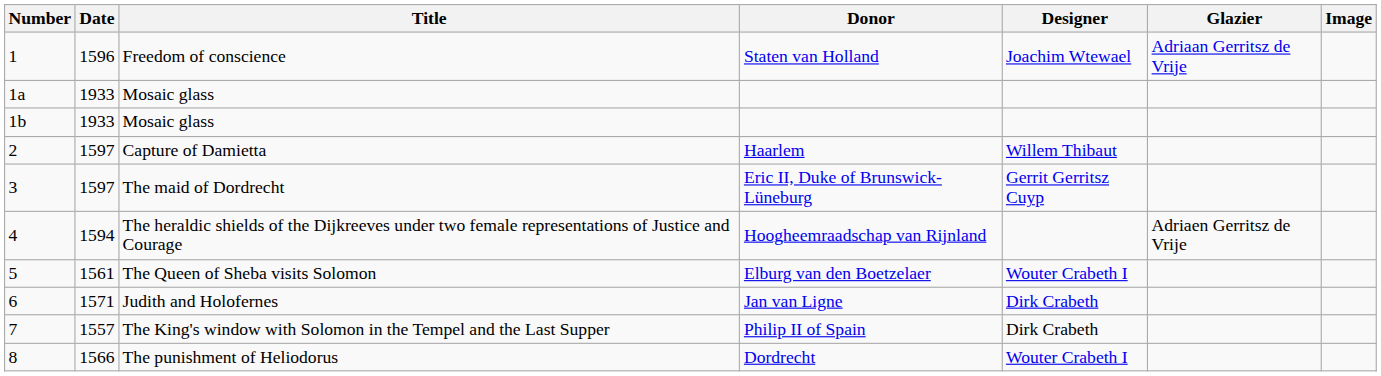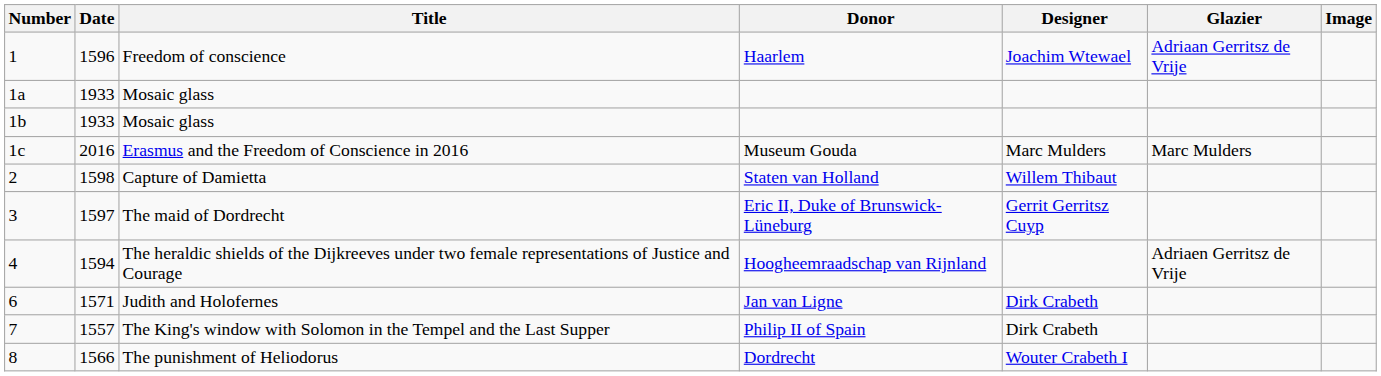(811, 56) Staten van Holland -> (774, 56) Haarlem
+ row: (17, 149)
(97, 149) 1597 -> (97, 177) 1598
(774, 149) Haarlem -> (811, 177) Staten van Holland
- row: (13, 273)
